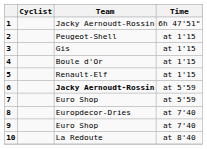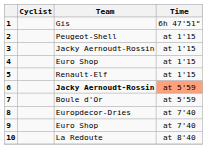(105, 23) Jacky Aernoudt-Rossin -> (63, 23) Gis
(63, 49) Gis -> (105, 49) Jacky Aernoudt-Rossin
(79, 62) Boule d'Or -> (77, 62) Euro Shop
(179, 87) no background -> (179, 87) lightsalmon background
(77, 100) Euro Shop -> (79, 100) Boule d'Or
